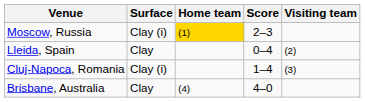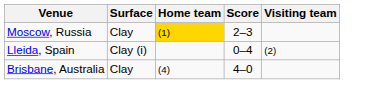(148, 32) Clay (i) -> (122, 32) Clay
(142, 50) Clay -> (128, 50) Clay (i)
- row: (66, 69)
